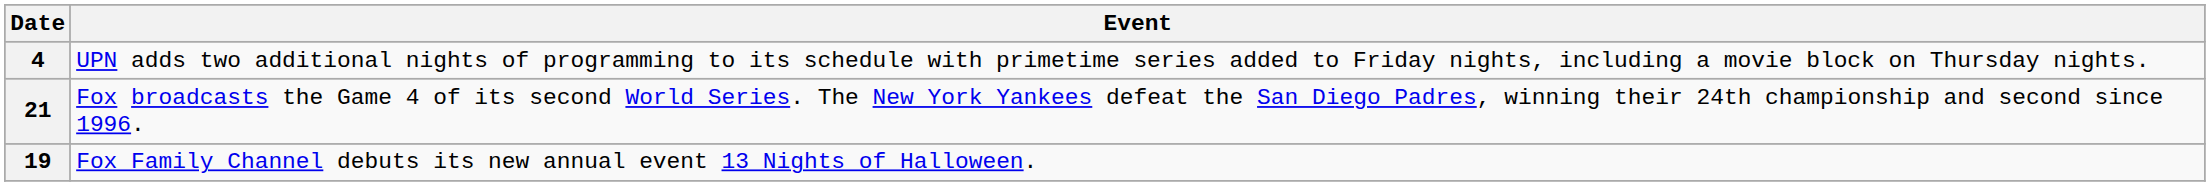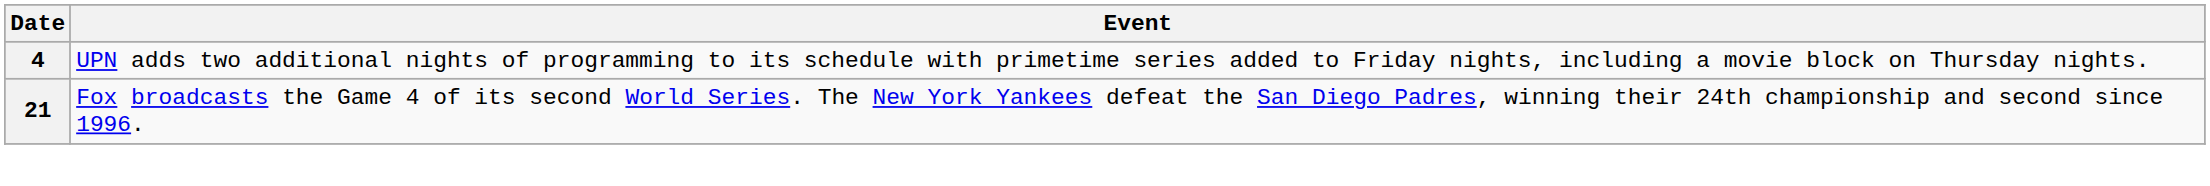- row: (38, 162)
